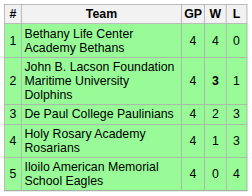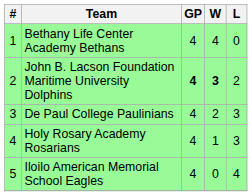(193, 81) normal -> (193, 81) bold
(236, 81) 1 -> (236, 81) 2
